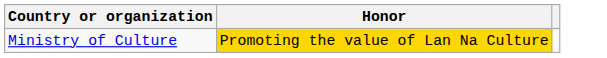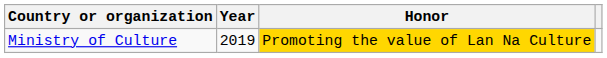+ column: (238, 17)
